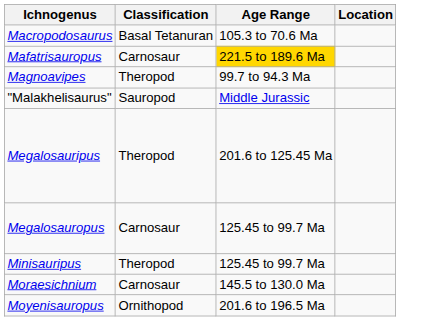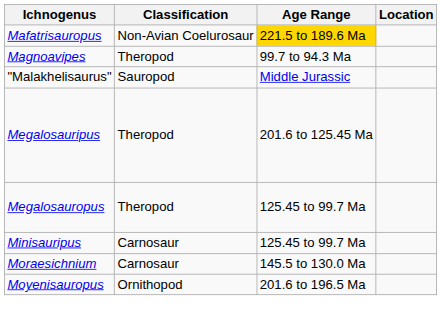- row: (60, 35)
(149, 56) Carnosaur -> (186, 35) Non-Avian Coelurosaur
(149, 228) Carnosaur -> (146, 207) Theropod
(147, 263) Theropod -> (148, 243) Carnosaur
